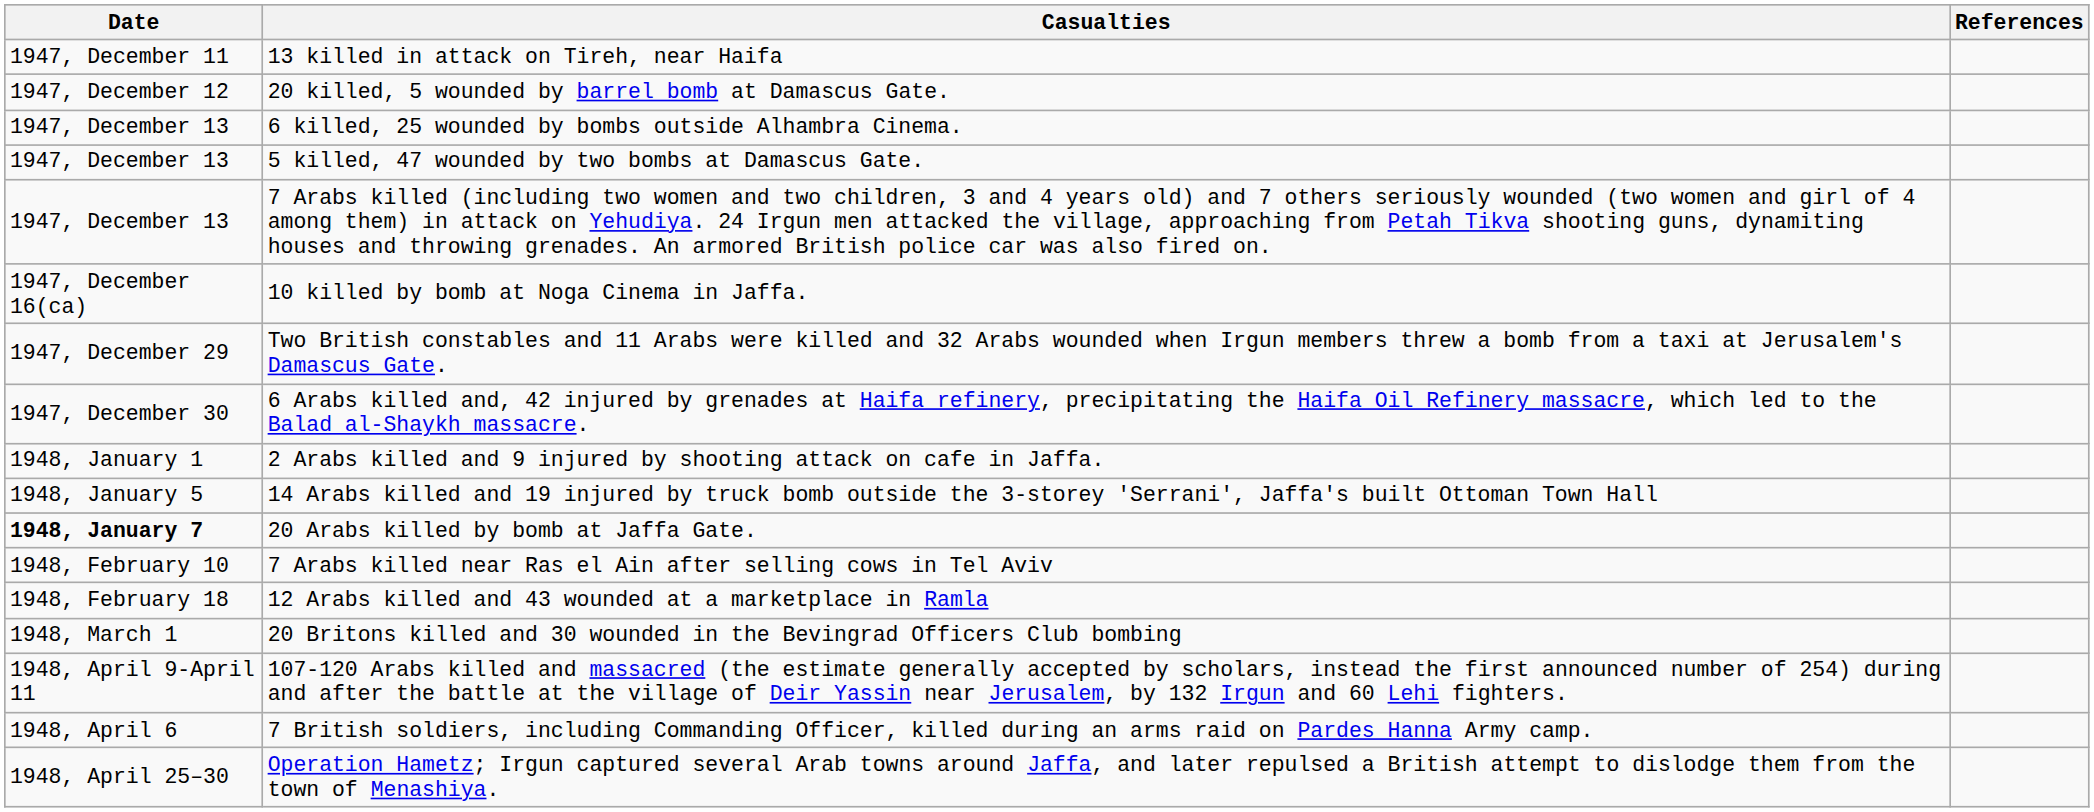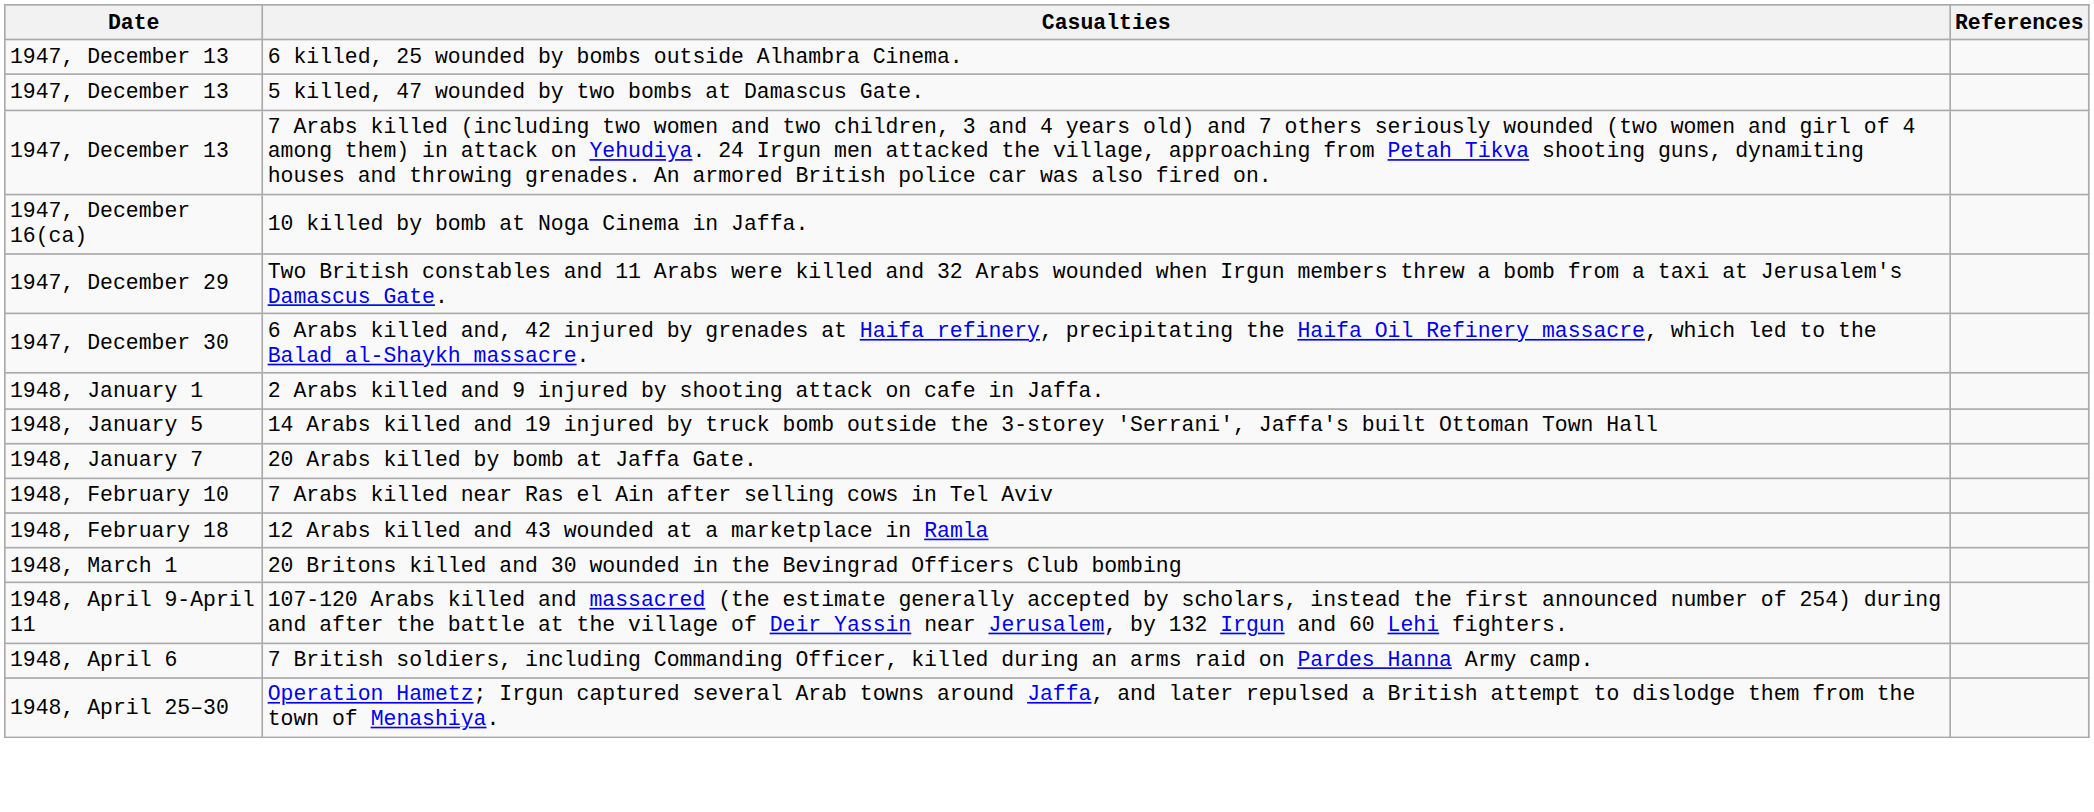- row: (525, 57)
- row: (609, 92)
(106, 531) bold -> (106, 461) normal
